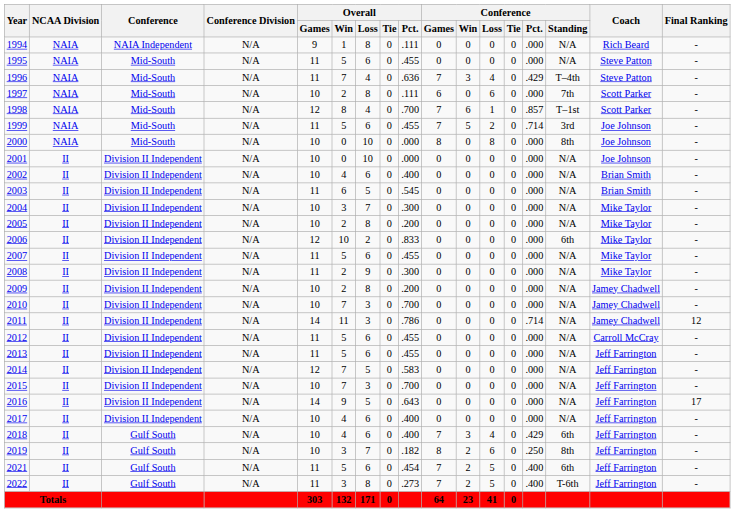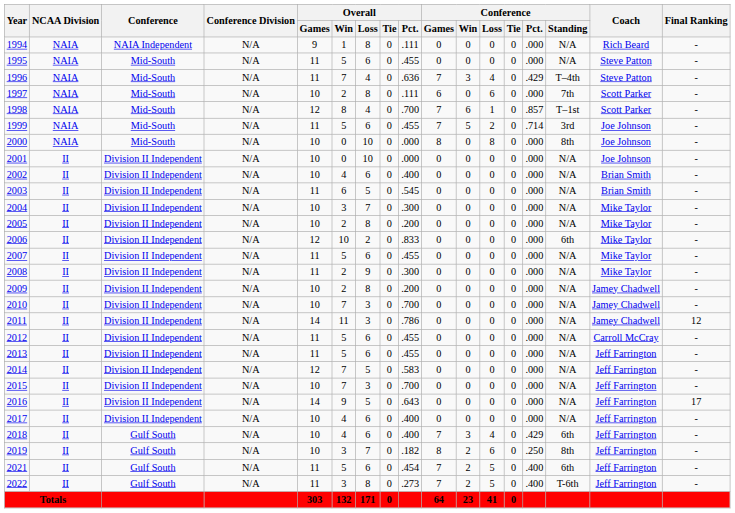(534, 321) .714 -> (534, 321) .000
